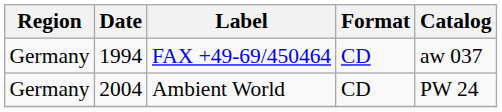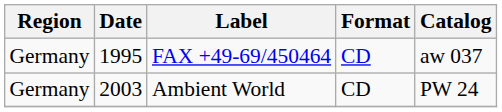(121, 55) 1994 -> (121, 55) 1995
(121, 89) 2004 -> (121, 89) 2003
